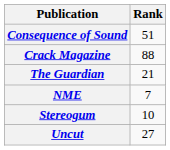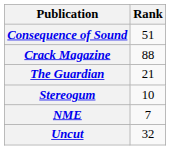rows swapped: (67, 94) <-> (67, 114)
(148, 134) 27 -> (148, 134) 32
